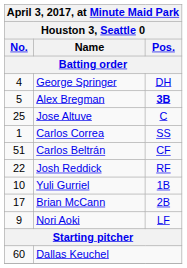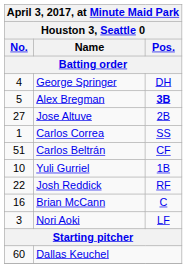(19, 116) 25 -> (19, 116) 27
(163, 116) C -> (163, 116) 2B
rows swapped: (69, 168) <-> (63, 185)
(19, 202) 17 -> (19, 202) 16
(163, 202) 2B -> (163, 202) C
(19, 220) 9 -> (19, 220) 3
